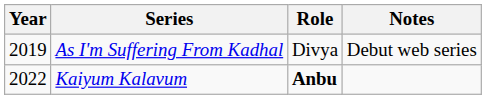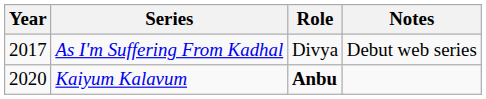(28, 49) 2019 -> (28, 49) 2017
(28, 79) 2022 -> (28, 79) 2020
